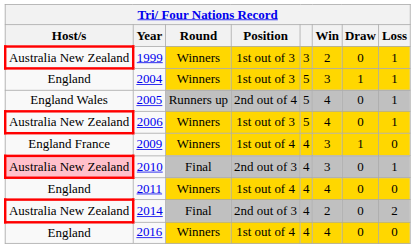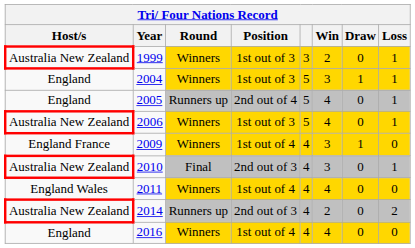(69, 100) England Wales -> (69, 100) England
(69, 166) pink background -> (69, 166) no background
(69, 188) England -> (69, 188) England Wales
(198, 211) Final -> (198, 211) Runners up
